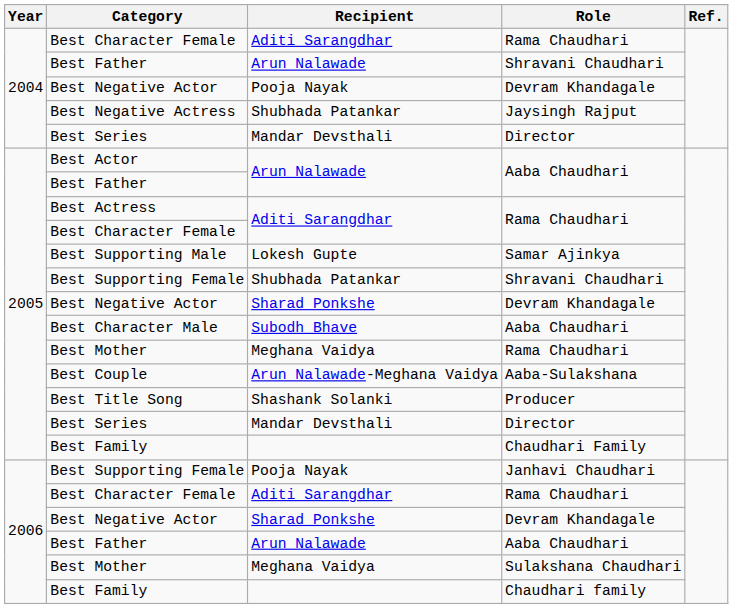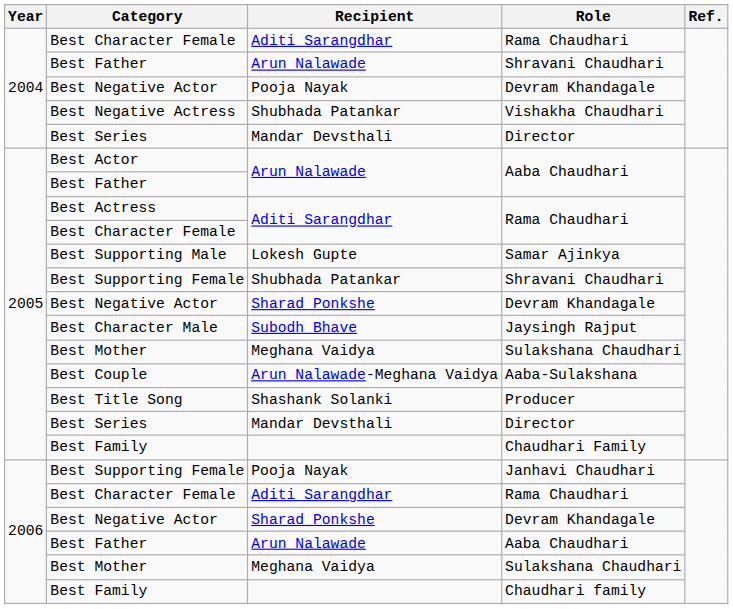(571, 112) Jaysingh Rajput -> (584, 112) Vishakha Chaudhari
(567, 328) Aaba Chaudhari -> (571, 328) Jaysingh Rajput
(567, 352) Rama Chaudhari -> (593, 352) Sulakshana Chaudhari
